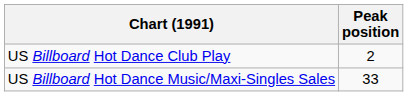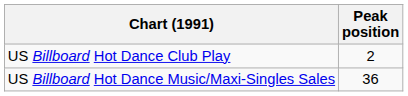(371, 79) 33 -> (371, 79) 36
